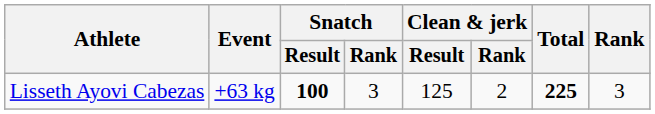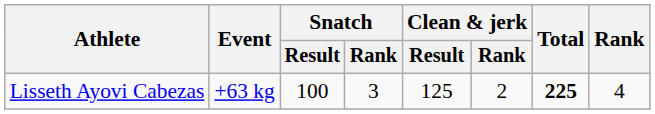(312, 91) bold -> (312, 91) normal
(619, 91) 3 -> (619, 91) 4
